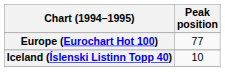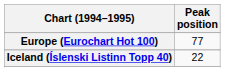(197, 58) 10 -> (197, 58) 22
